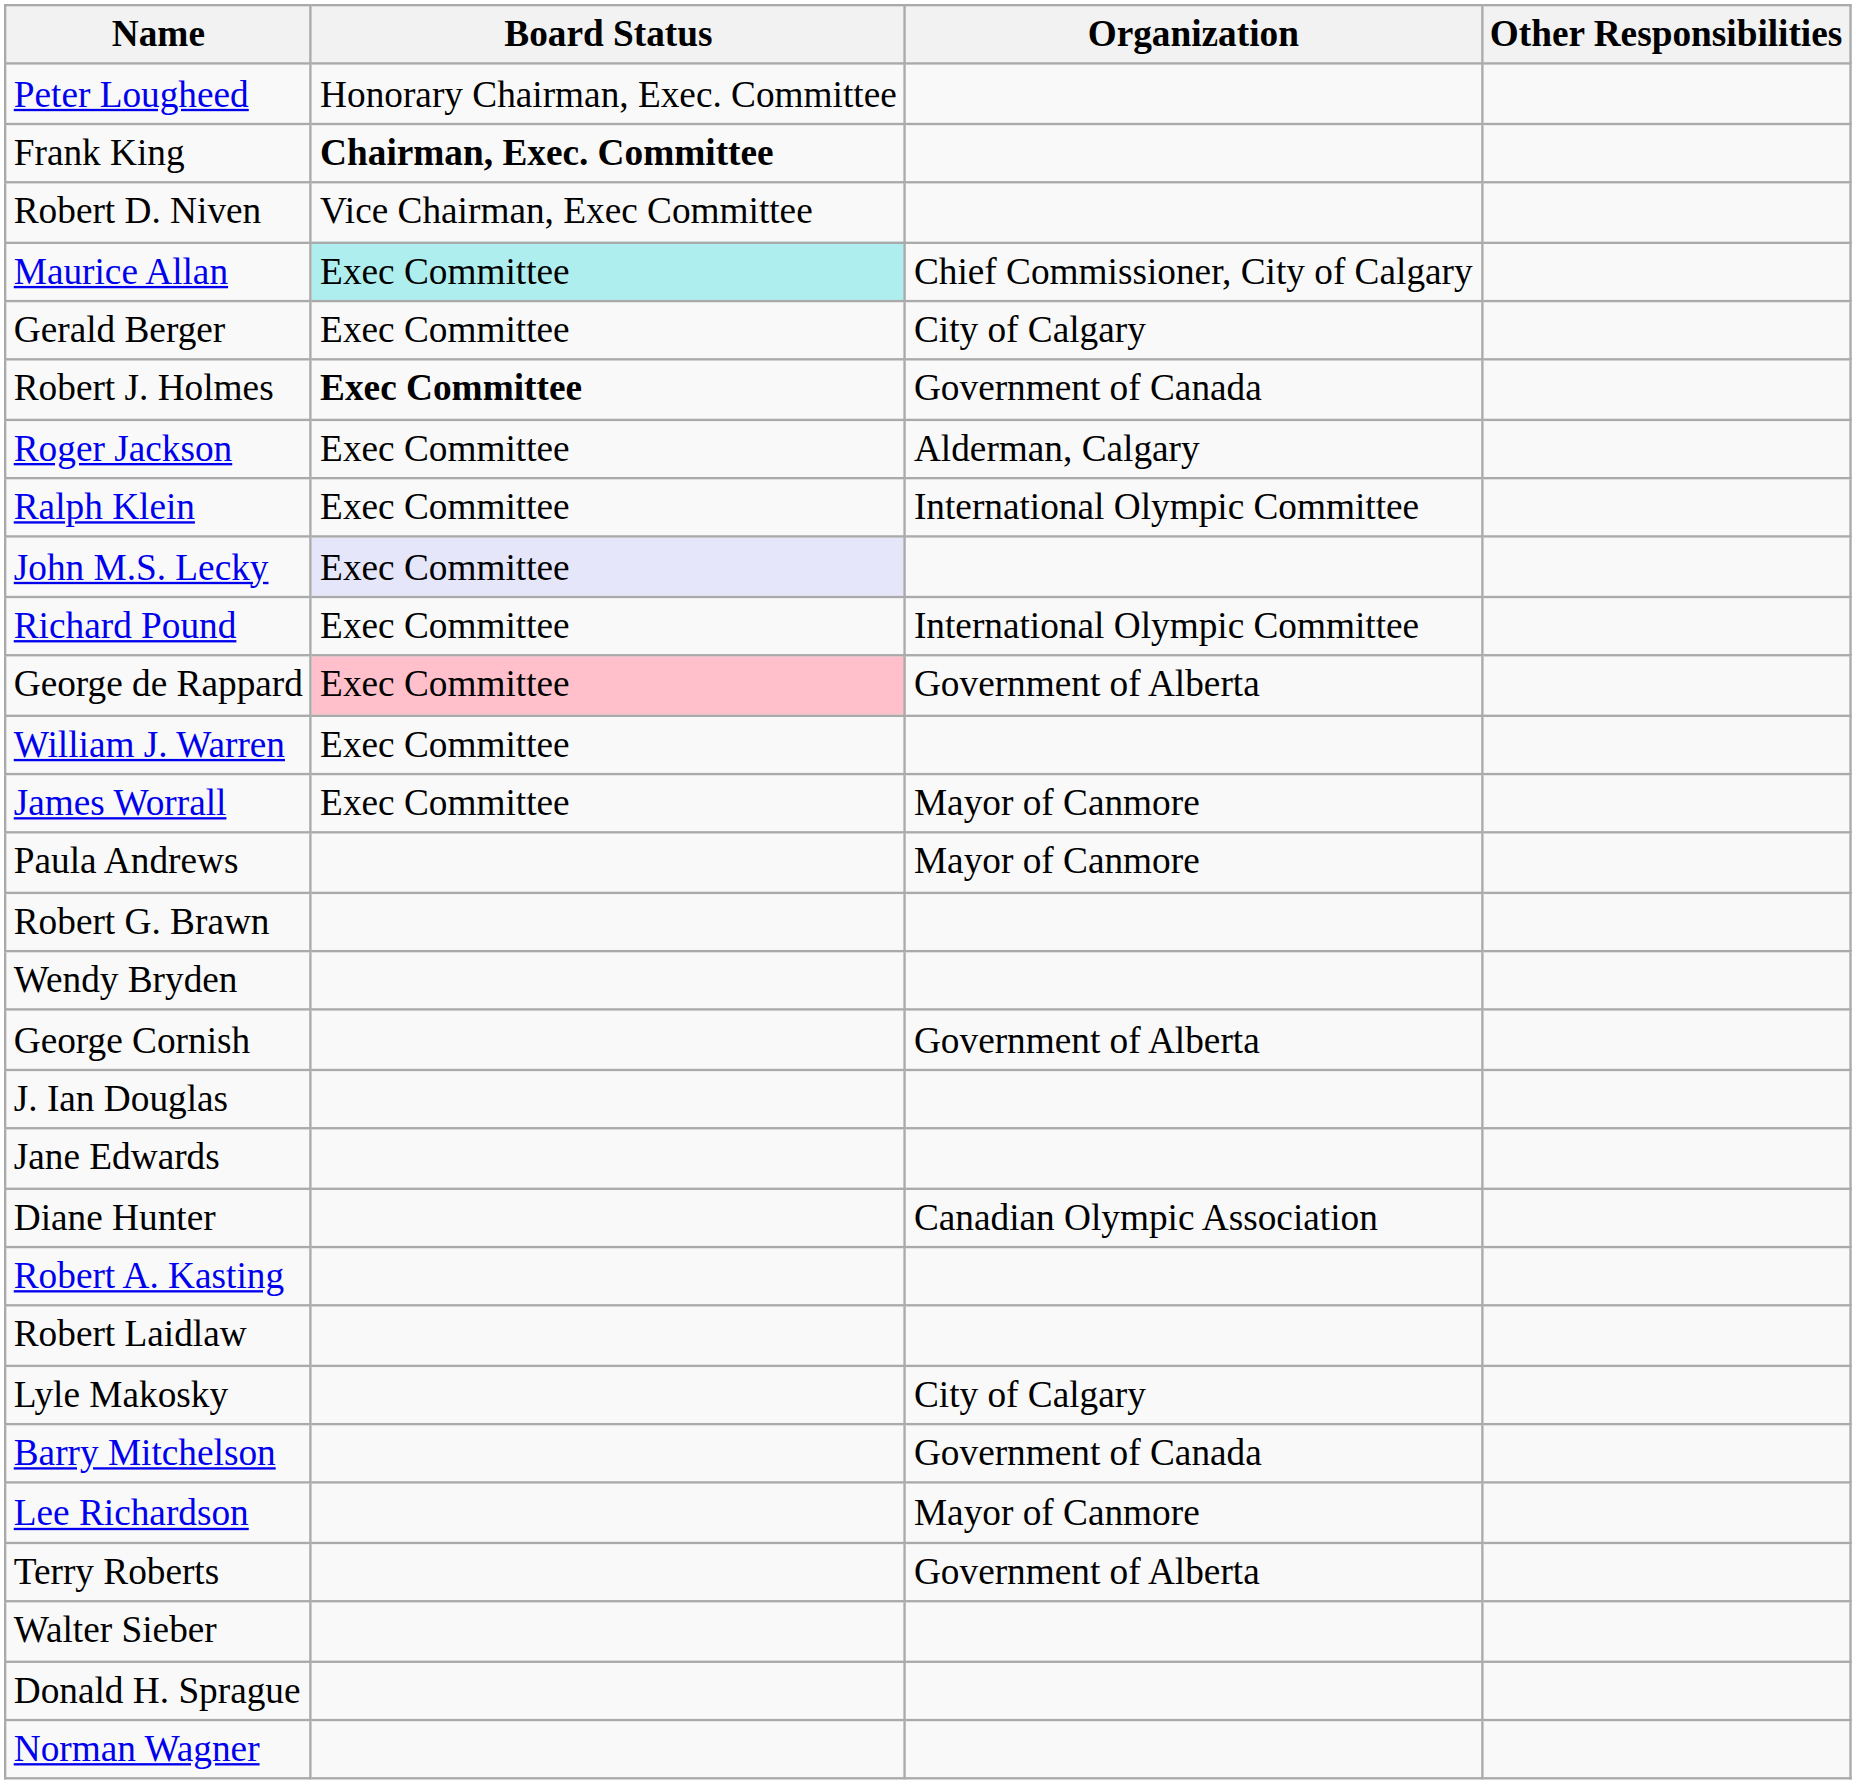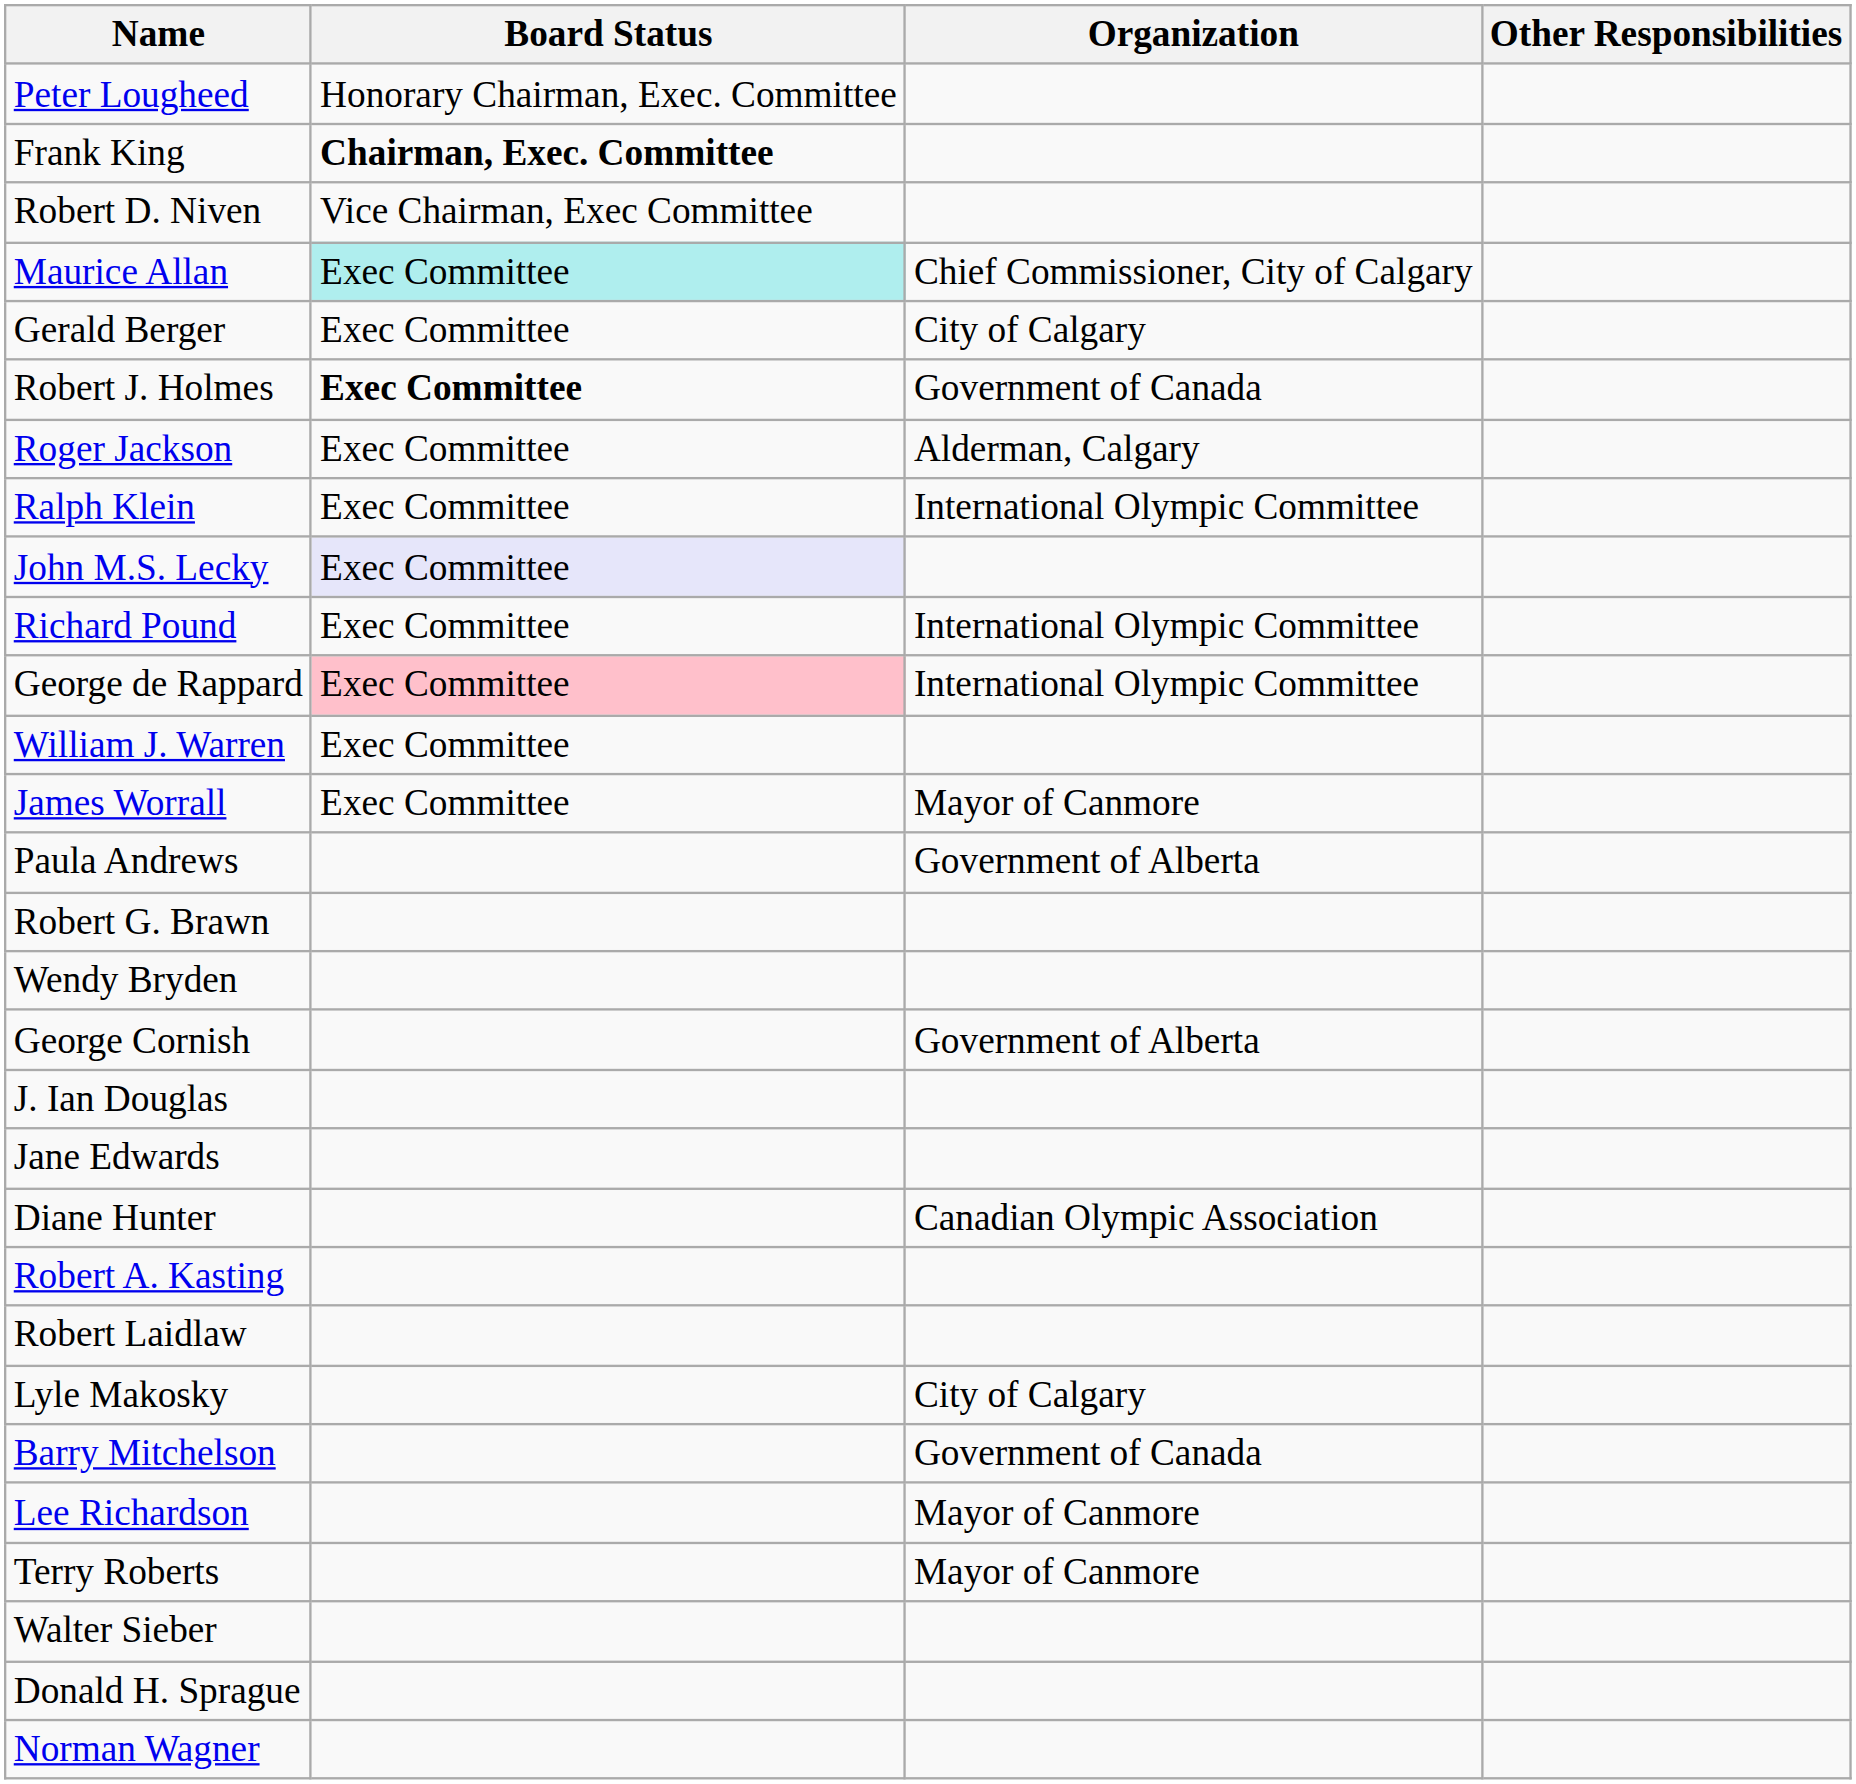(1087, 684) Government of Alberta -> (1167, 684) International Olympic Committee
(1057, 861) Mayor of Canmore -> (1087, 861) Government of Alberta
(1087, 1571) Government of Alberta -> (1057, 1571) Mayor of Canmore
